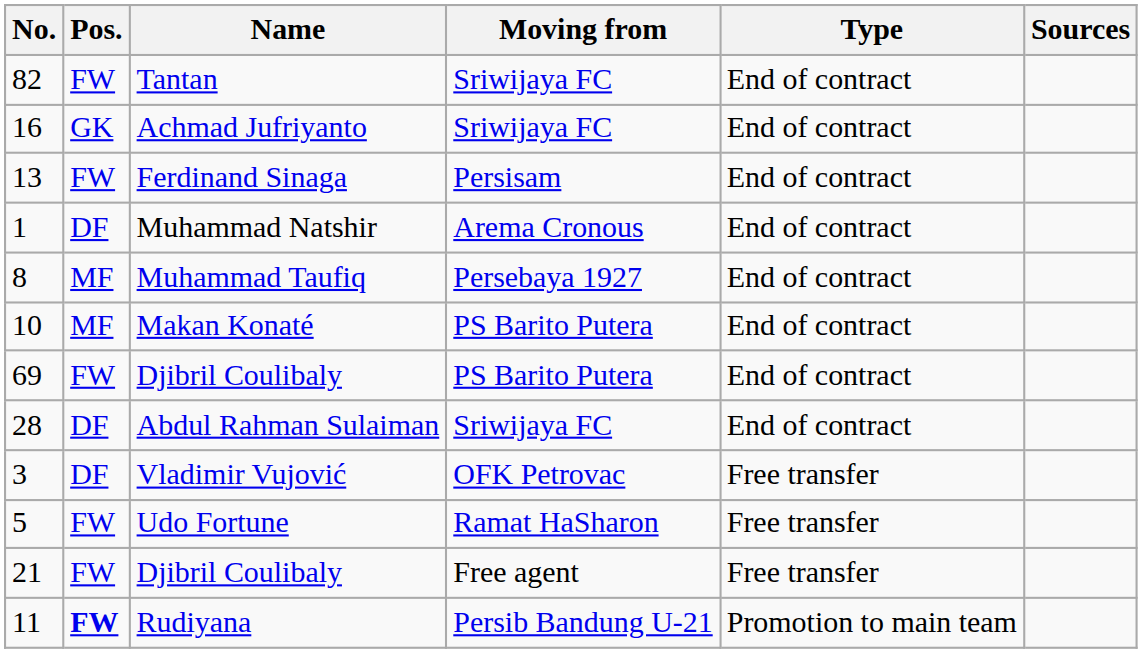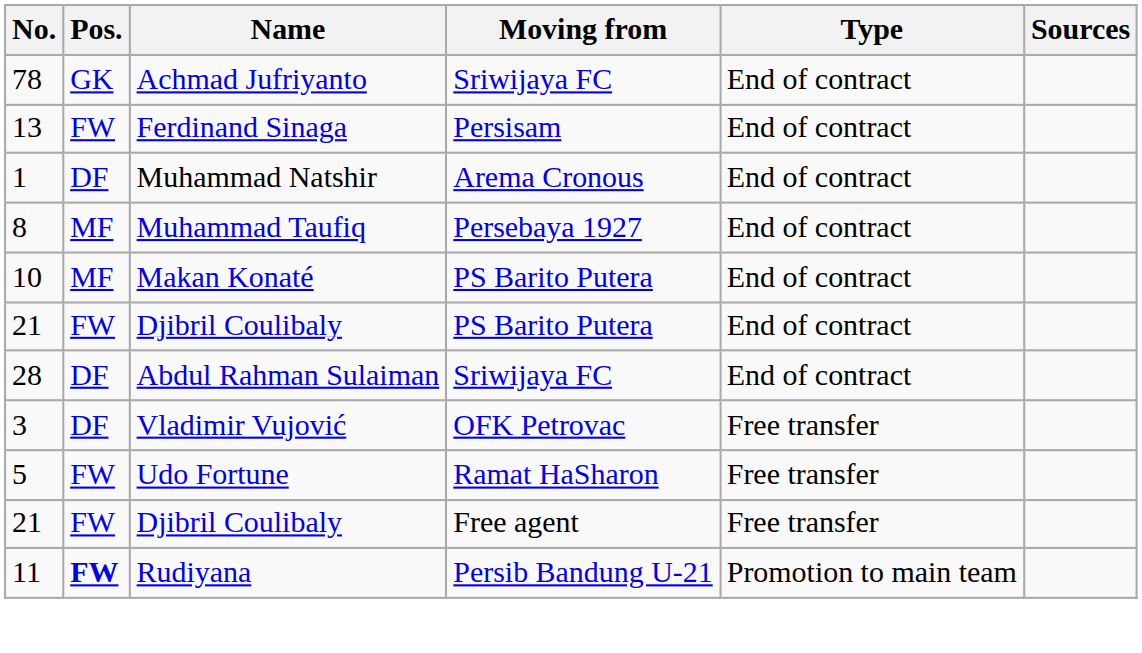- row: (177, 78)
(27, 128) 16 -> (27, 78) 78
(27, 375) 69 -> (27, 325) 21
